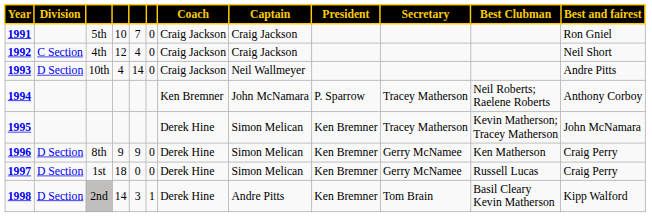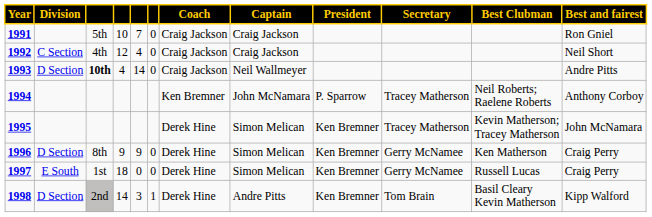(99, 70) normal -> (100, 70) bold
(60, 171) D Section -> (60, 171) E South
